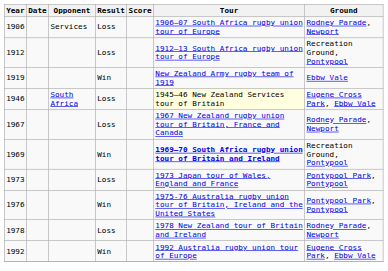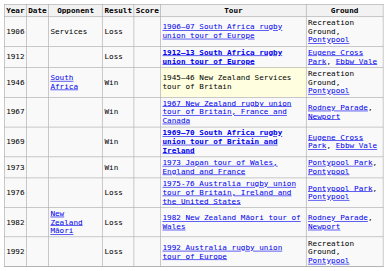(339, 28) Rodney Parade, Newport -> (331, 32) Recreation Ground, Pontypool
(229, 53) normal -> (222, 57) bold
(330, 53) Recreation Ground, Pontypool -> (343, 57) Eugene Cross Park, Ebbw Vale
- row: (15, 78)
(106, 99) Loss -> (111, 83) Win
(341, 99) Eugene Cross Park, Ebbw Vale -> (331, 83) Recreation Ground, Pontypool
(106, 125) Loss -> (111, 112) Win
(330, 154) Recreation Ground, Pontypool -> (343, 142) Eugene Cross Park, Ebbw Vale
(106, 180) Loss -> (111, 167) Win
(104, 205) Win -> (114, 193) Loss
- row: (15, 231)
+ row: (15, 223)
(104, 252) Win -> (114, 252) Loss
(341, 252) Eugene Cross Park, Ebbw Vale -> (331, 252) Recreation Ground, Pontypool
